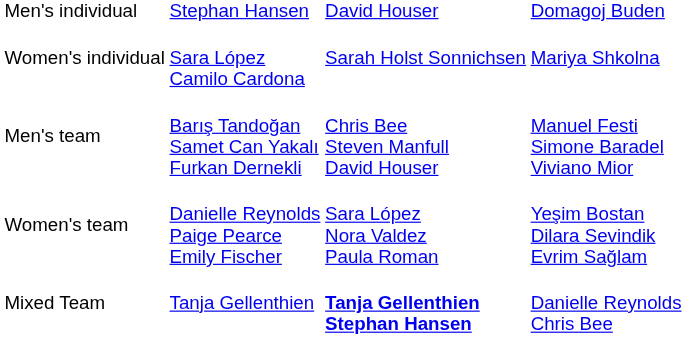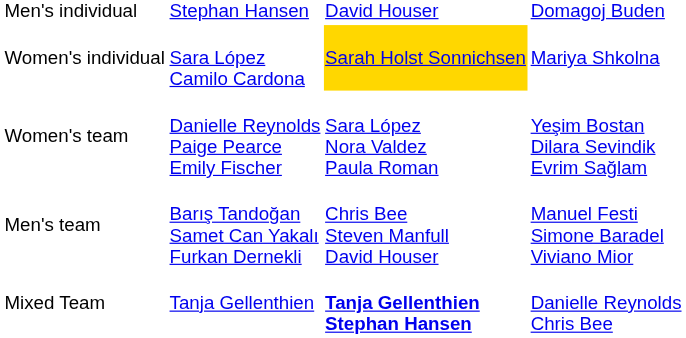(426, 57) no background -> (426, 57) gold background
rows swapped: (53, 136) <-> (66, 225)
